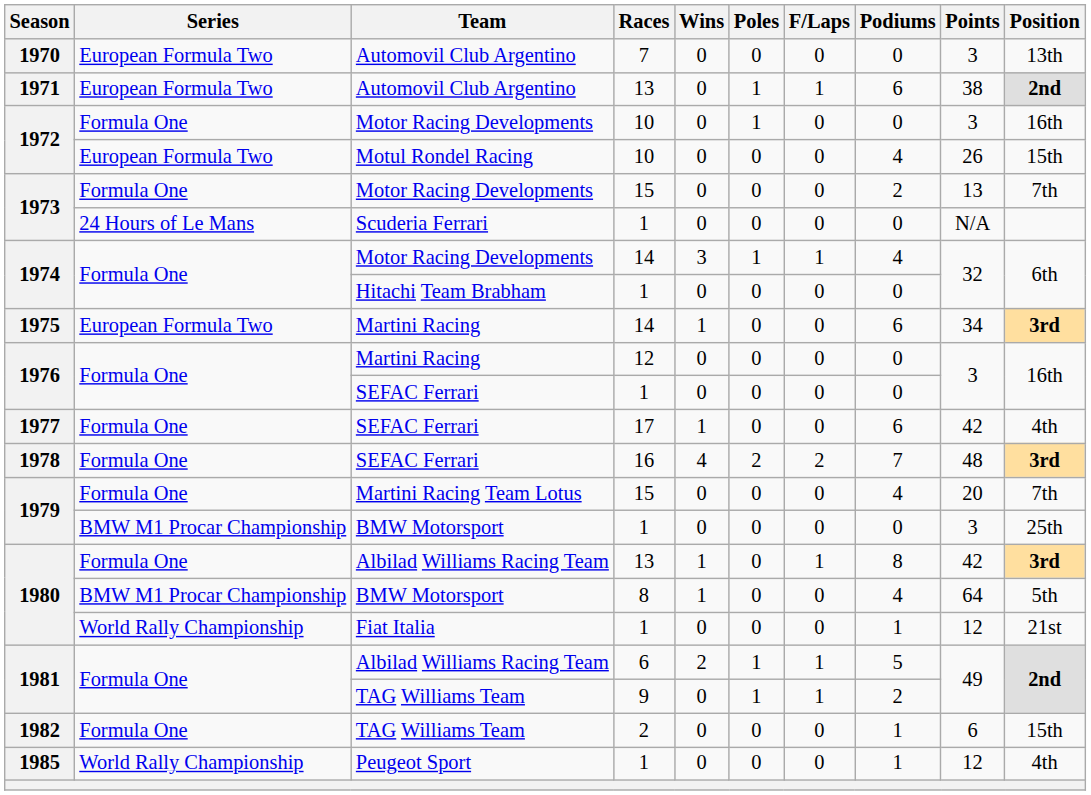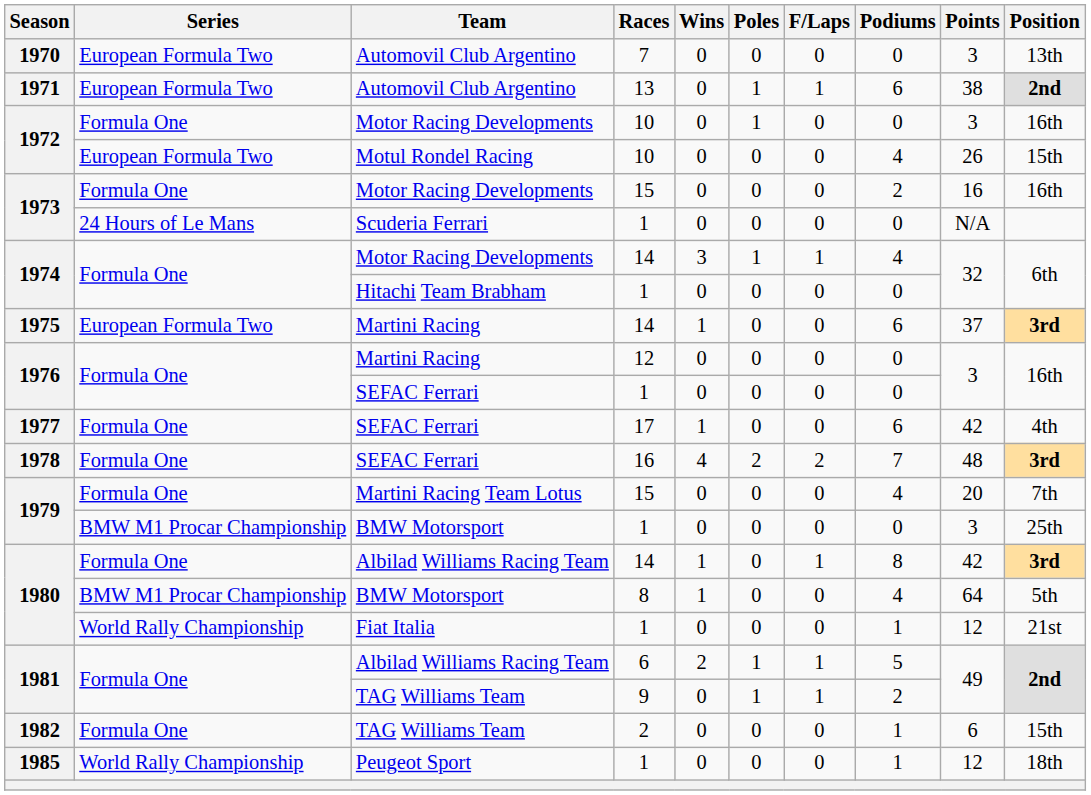(973, 190) 13 -> (973, 190) 16
(1045, 190) 7th -> (1045, 190) 16th
(973, 325) 34 -> (973, 325) 37
(644, 561) 13 -> (644, 561) 14
(1045, 763) 4th -> (1045, 763) 18th
